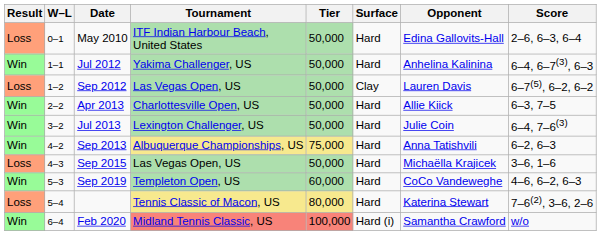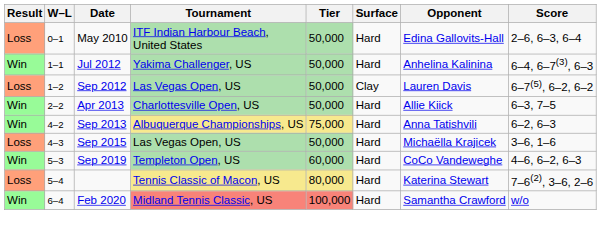- row: (99, 125)
(375, 221) Hard (i) -> (368, 200) Hard
